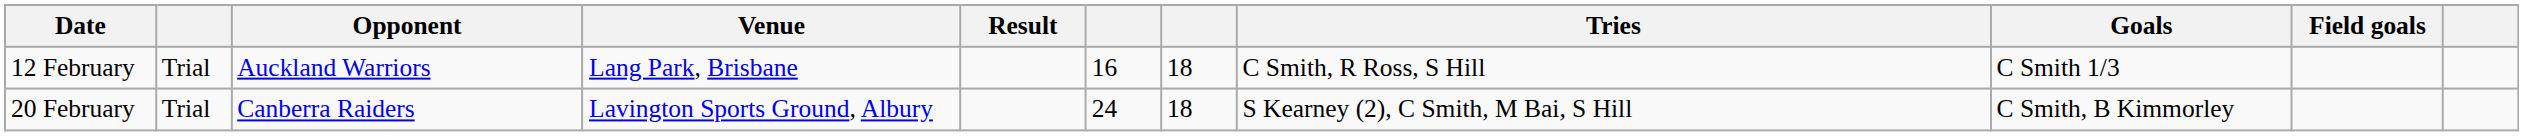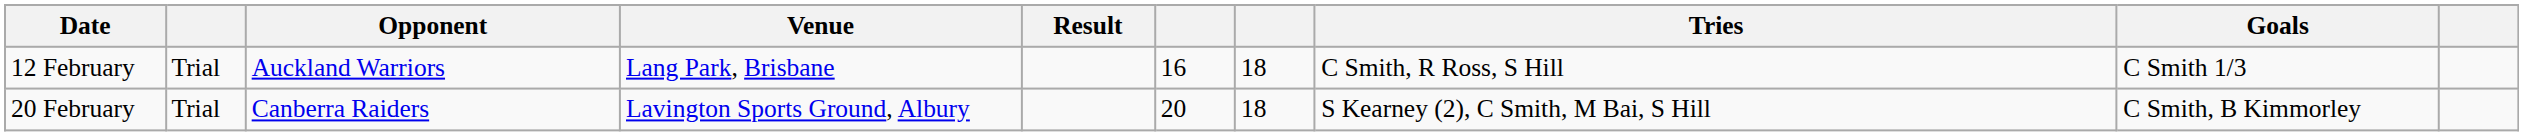- column: (2367, 25)
(1104, 109) 24 -> (1173, 109) 20
